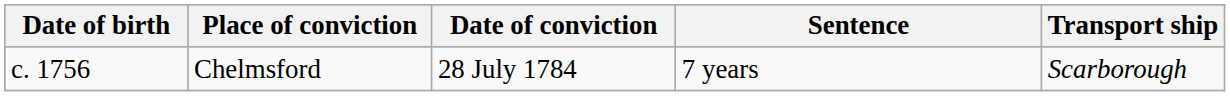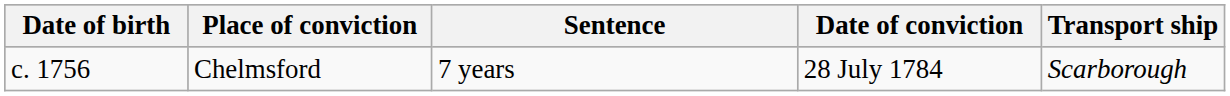columns swapped: (554, 25) <-> (859, 25)
